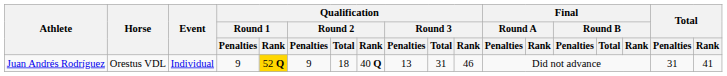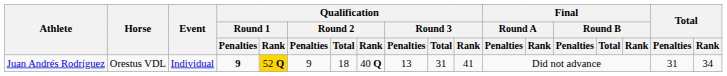(238, 63) normal -> (238, 63) bold
(468, 63) 46 -> (468, 63) 41
(708, 63) 41 -> (708, 63) 34
